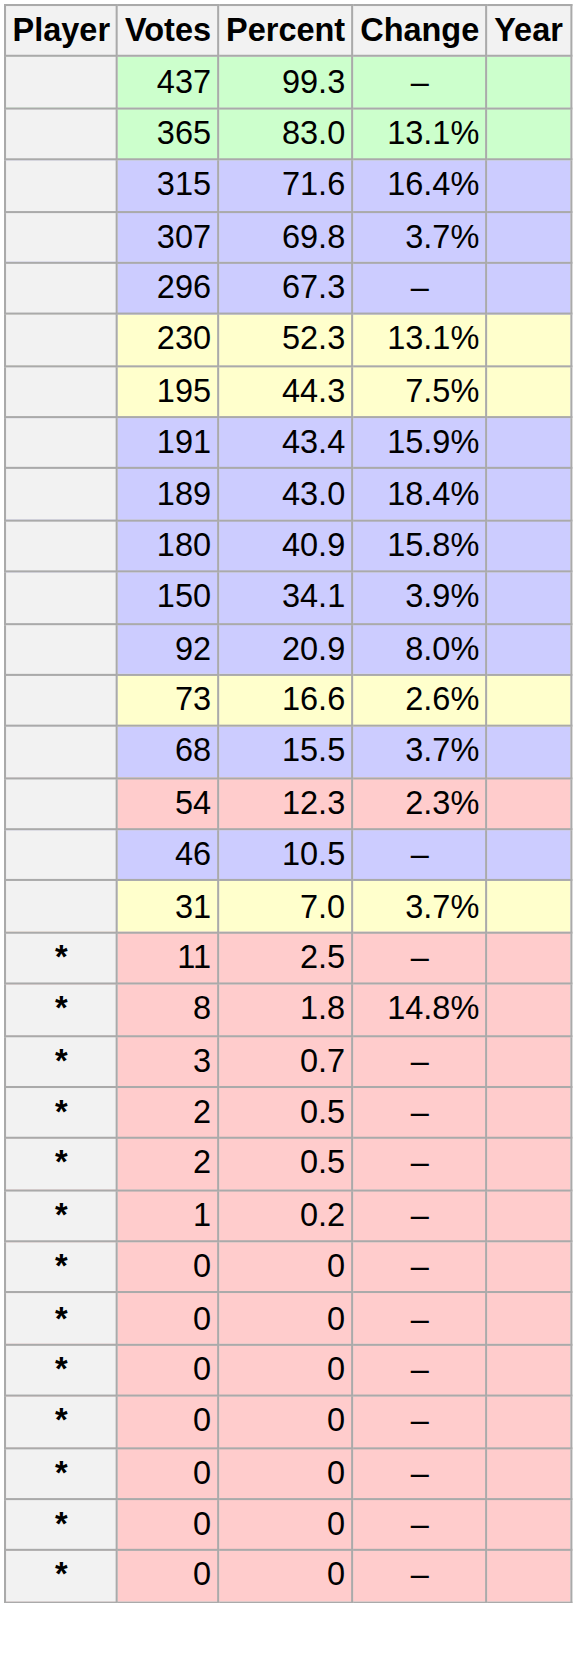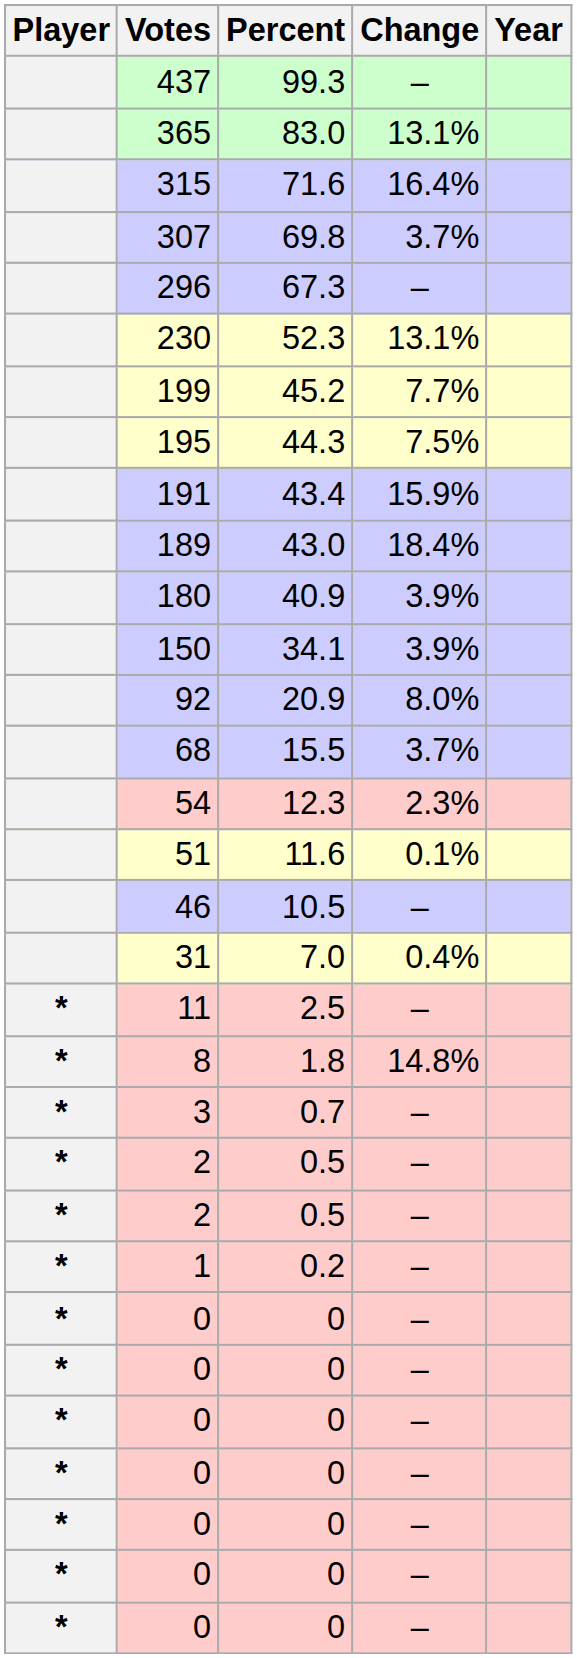+ row: (184, 390)
(433, 545) 15.8% -> (442, 596) 3.9%
- row: (193, 699)
+ row: (193, 854)
(442, 905) 3.7% -> (442, 957) 0.4%
